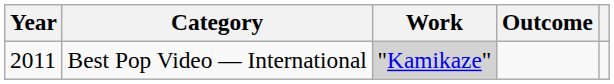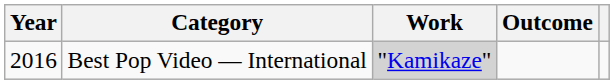(33, 60) 2011 -> (33, 60) 2016
